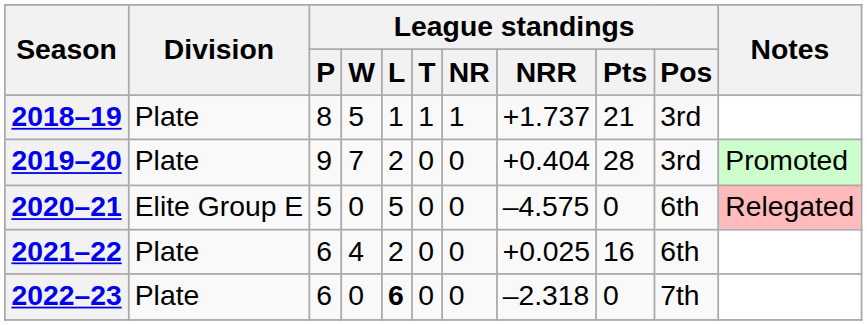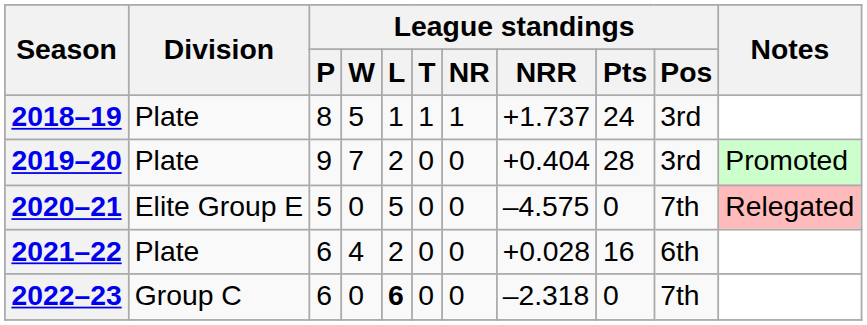(619, 116) 21 -> (619, 116) 24
(680, 206) 6th -> (680, 206) 7th
(546, 251) +0.025 -> (546, 251) +0.028
(167, 296) Plate -> (188, 296) Group C
